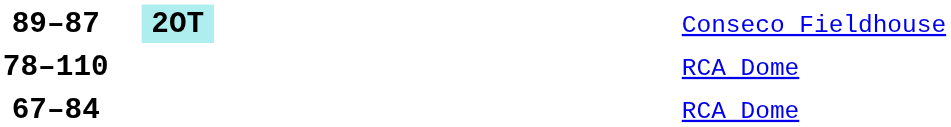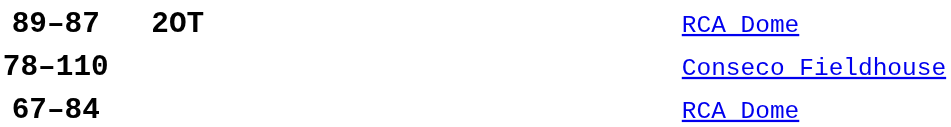(178, 24) paleturquoise background -> (178, 24) no background
(814, 25) Conseco Fieldhouse -> (741, 25) RCA Dome
(741, 68) RCA Dome -> (814, 68) Conseco Fieldhouse
